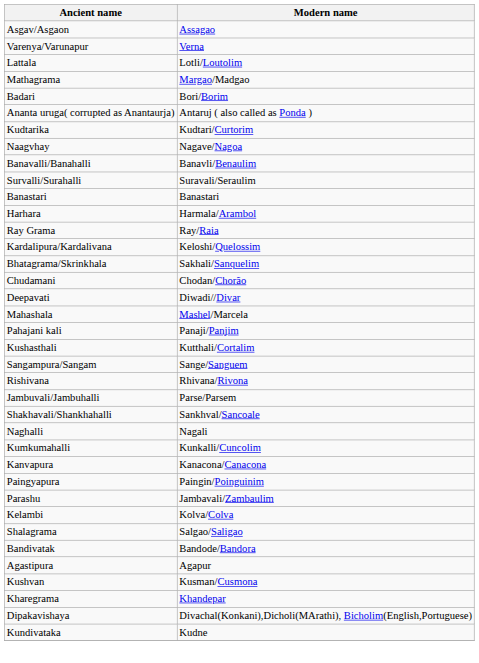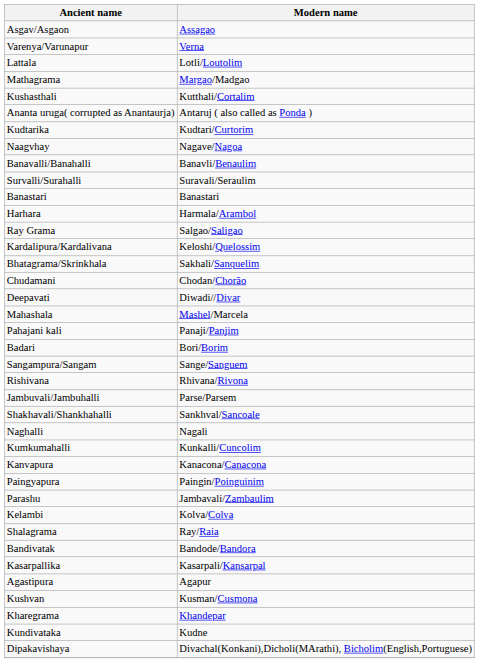rows swapped: (32, 347) <-> (21, 96)
(199, 230) Ray/Raia -> (211, 230) Salgao/Saligao
(211, 532) Salgao/Saligao -> (199, 532) Ray/Raia
+ row: (33, 565)
rows swapped: (38, 615) <-> (34, 632)
